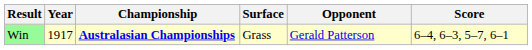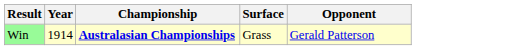- column: (469, 14)
(60, 34) 1917 -> (60, 34) 1914
